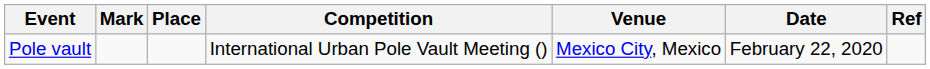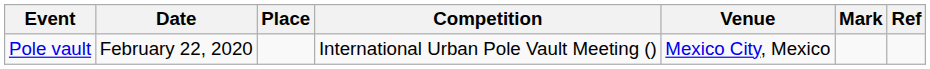columns swapped: (122, 19) <-> (806, 19)
